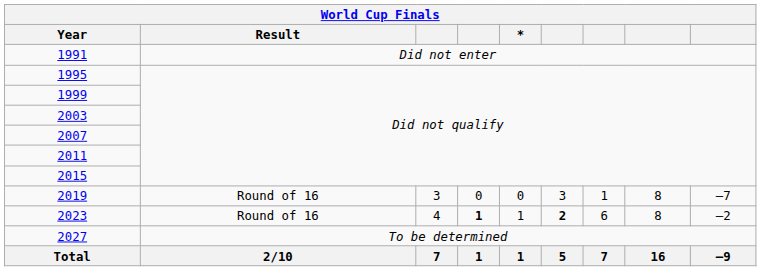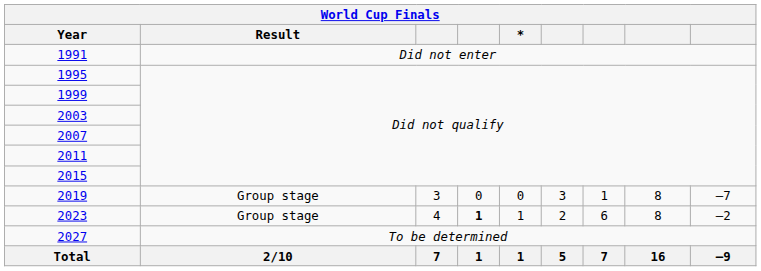(278, 196) Round of 16 -> (278, 196) Group stage
(278, 216) Round of 16 -> (278, 216) Group stage
(562, 216) bold -> (562, 216) normal
